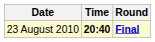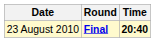columns swapped: (97, 12) <-> (132, 12)
